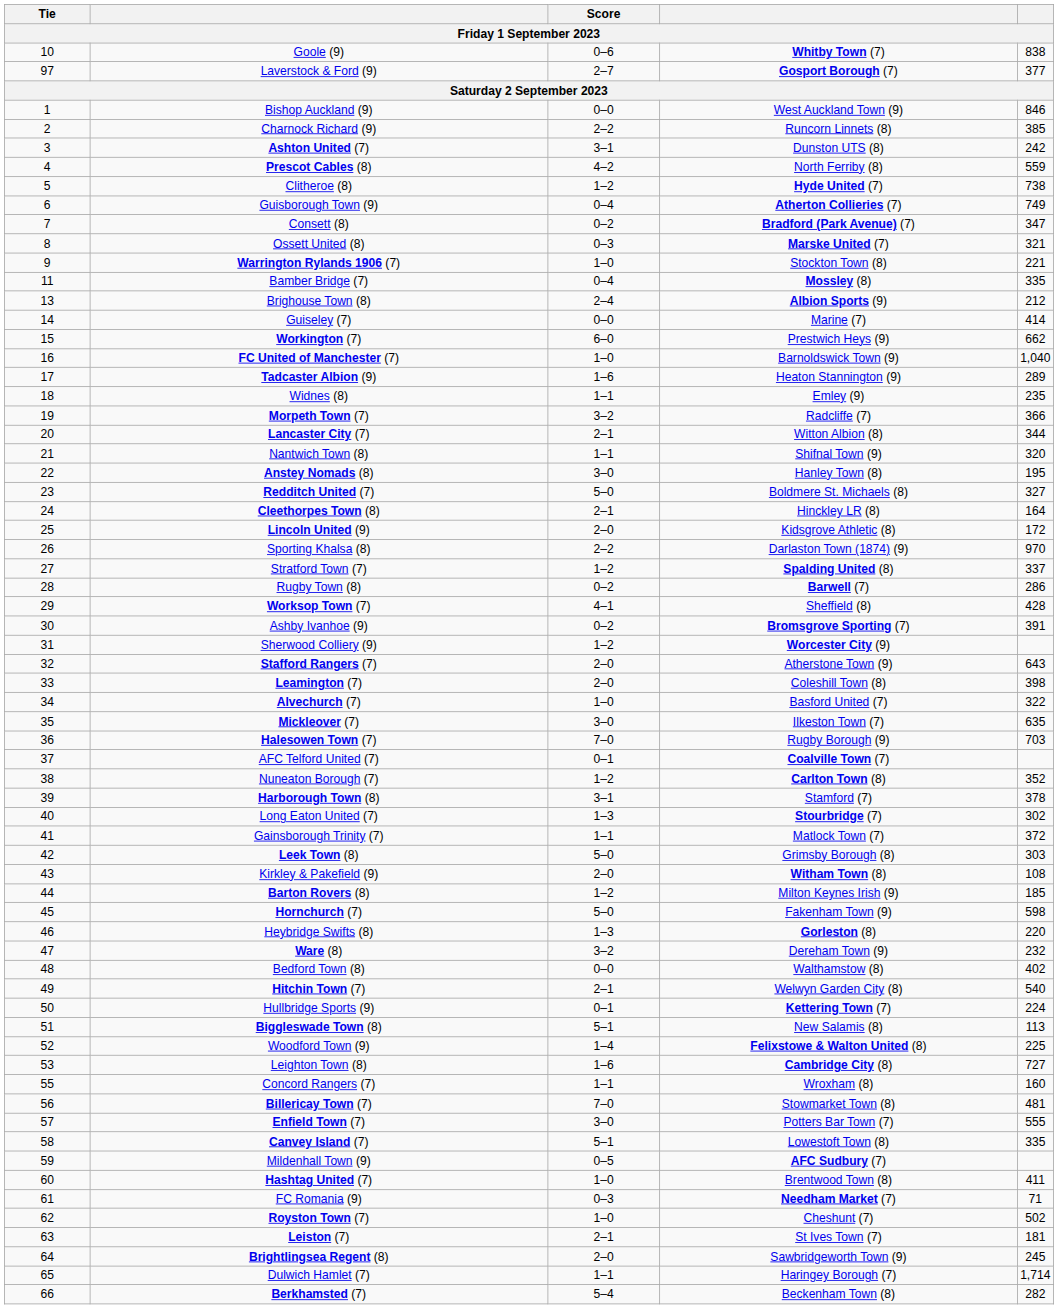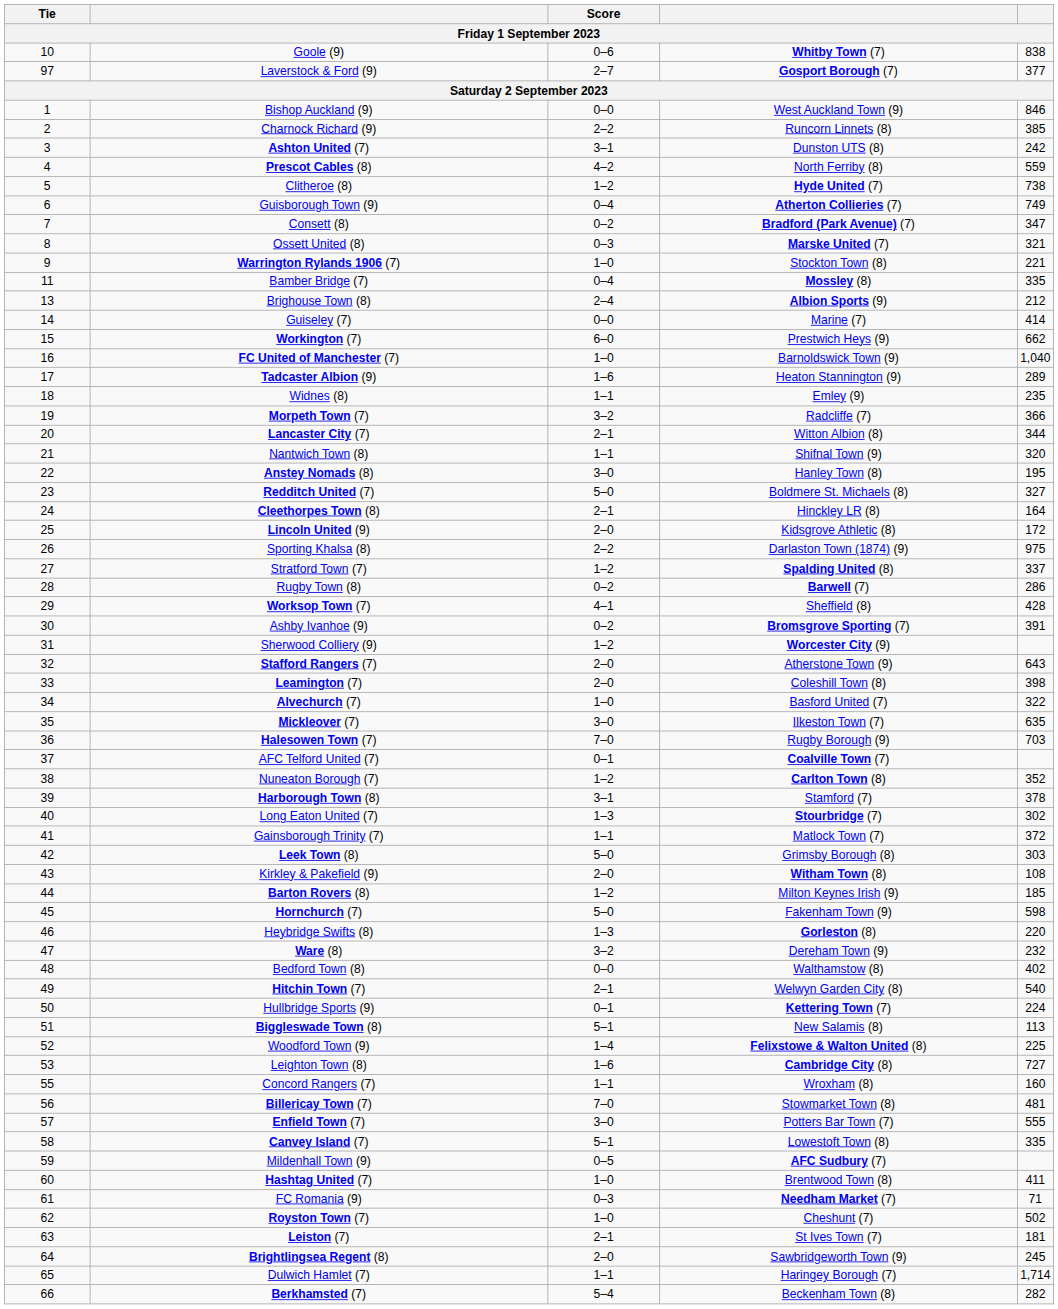(1035, 549) 970 -> (1035, 549) 975
